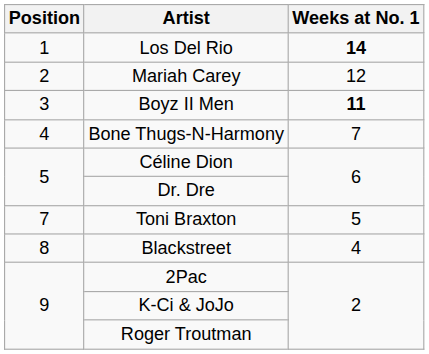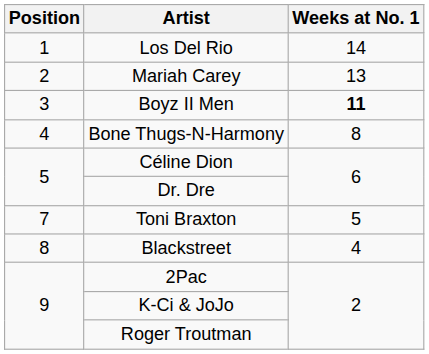(356, 47) bold -> (356, 47) normal
(356, 76) 12 -> (356, 76) 13
(356, 133) 7 -> (356, 133) 8
